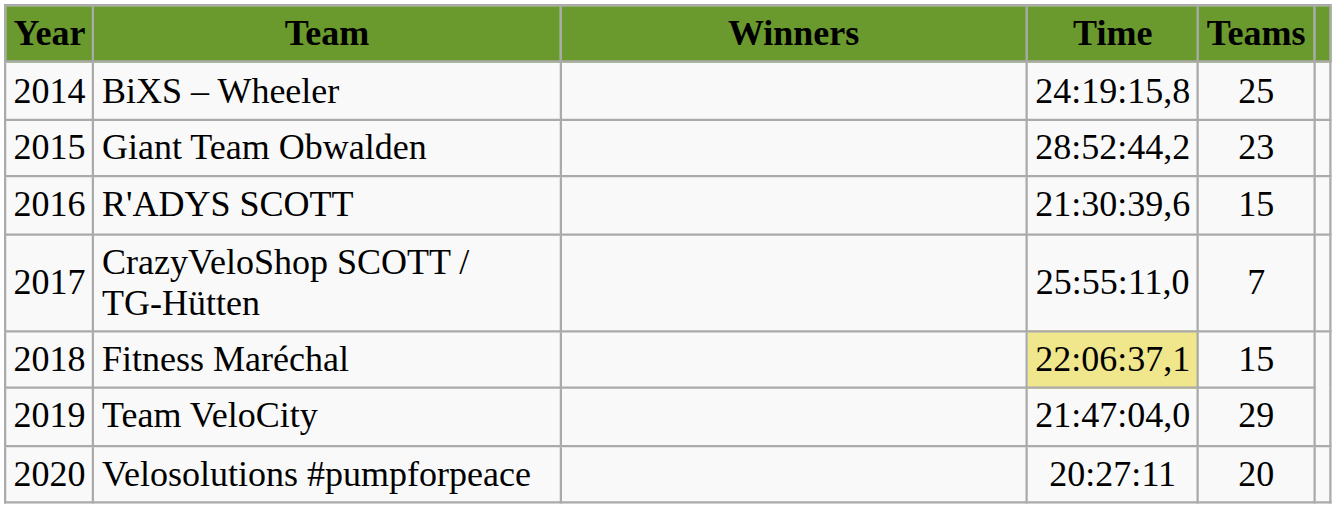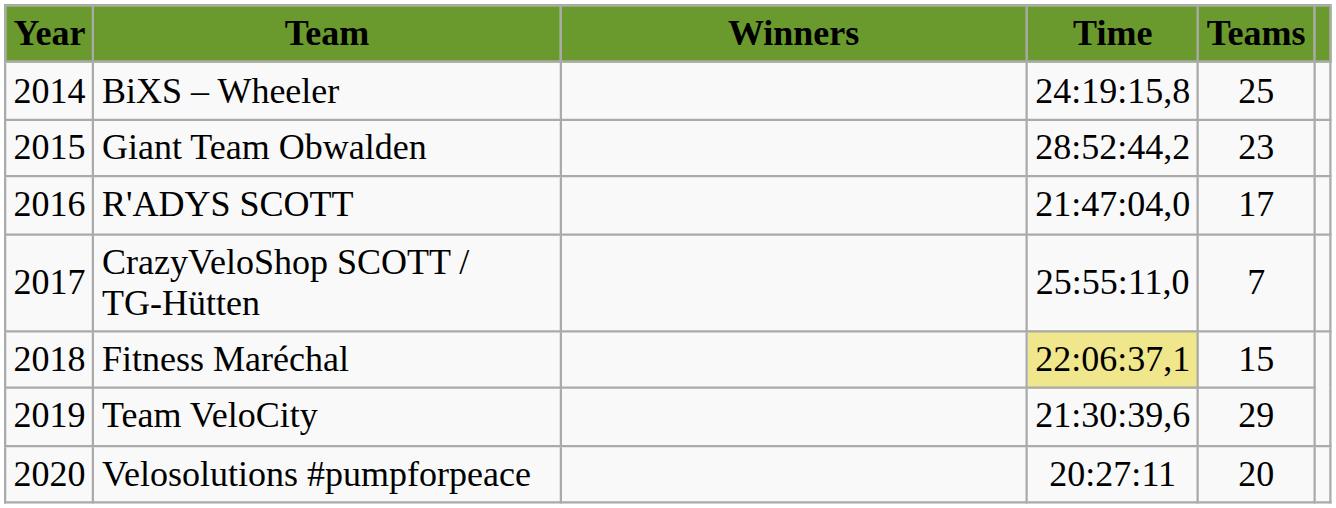(1113, 204) 21:30:39,6 -> (1113, 204) 21:47:04,0
(1256, 204) 15 -> (1256, 204) 17
(1113, 416) 21:47:04,0 -> (1113, 416) 21:30:39,6
